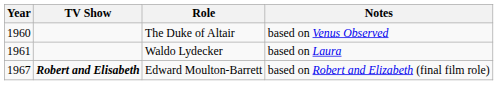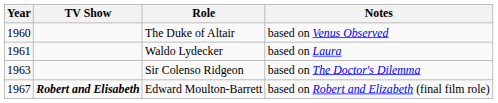+ row: (194, 70)
